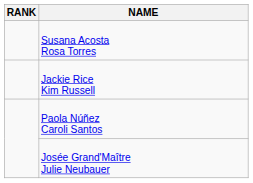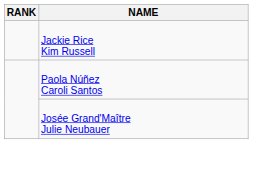- row: (75, 46)
